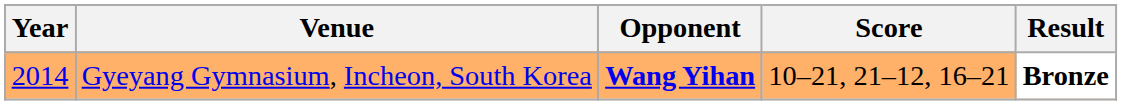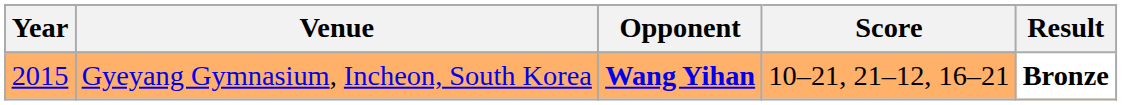(40, 75) 2014 -> (40, 75) 2015
